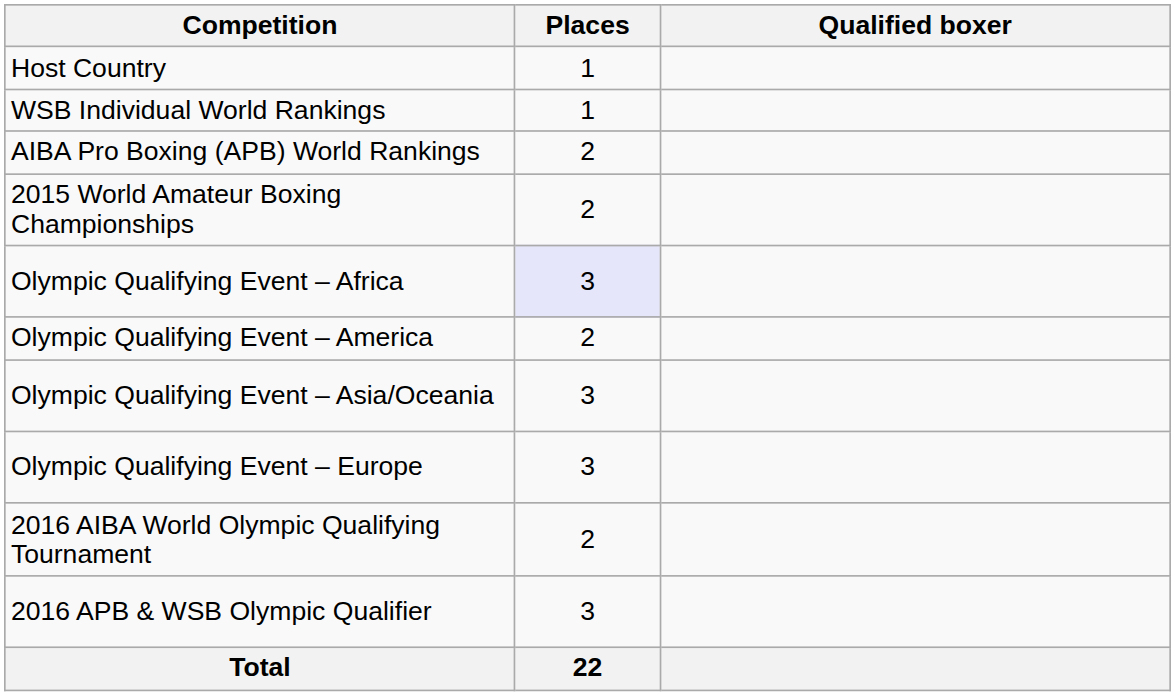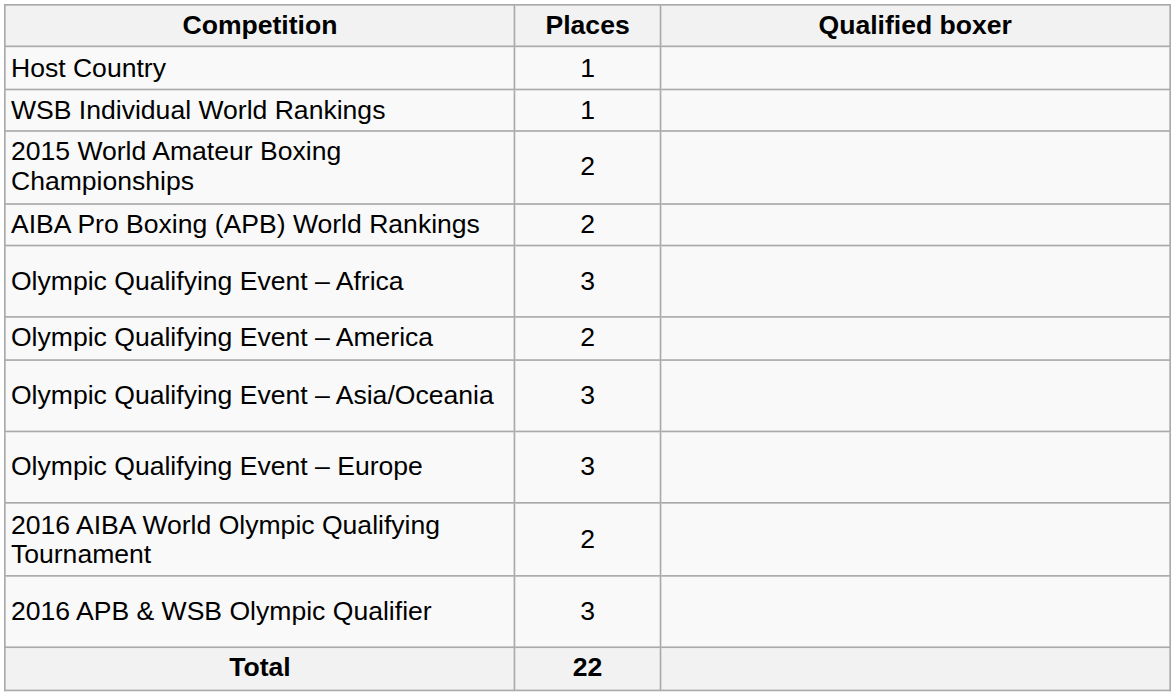rows swapped: (245, 151) <-> (176, 208)
(588, 280) lavender background -> (588, 280) no background
